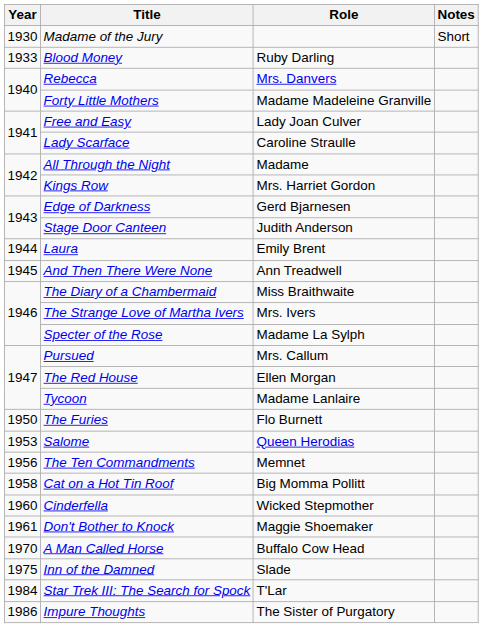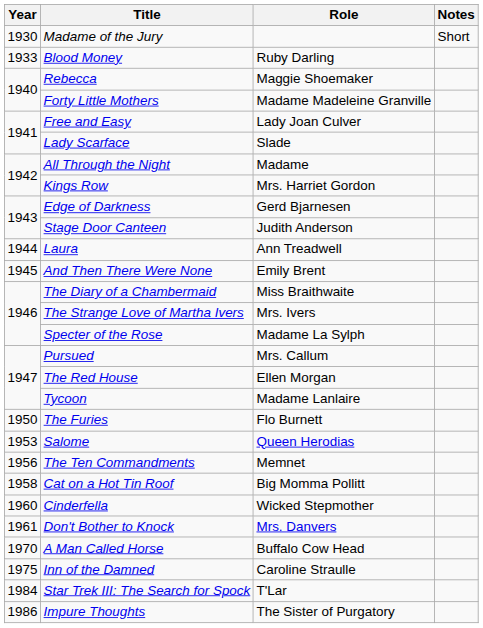(296, 79) Mrs. Danvers -> (315, 79) Maggie Shoemaker
(306, 143) Caroline Straulle -> (274, 143) Slade
(291, 249) Emily Brent -> (299, 249) Ann Treadwell
(299, 270) Ann Treadwell -> (291, 270) Emily Brent
(315, 526) Maggie Shoemaker -> (296, 526) Mrs. Danvers
(274, 569) Slade -> (306, 569) Caroline Straulle
